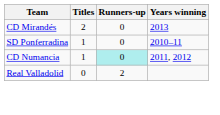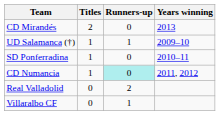+ row: (41, 42)
+ row: (32, 103)
